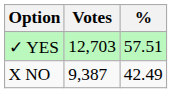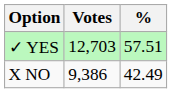(88, 74) 9,387 -> (88, 74) 9,386
